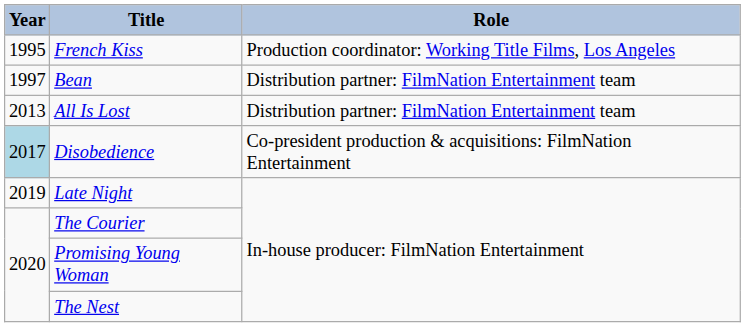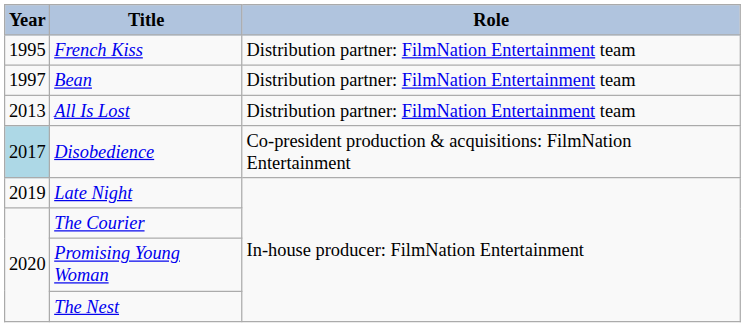(461, 50) Production coordinator: Working Title Films, Los Angeles -> (441, 50) Distribution partner: FilmNation Entertainment team
